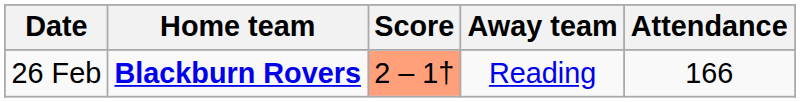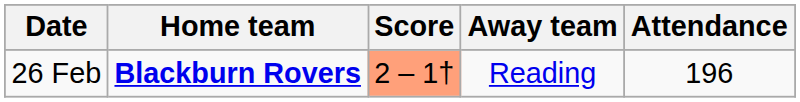(709, 73) 166 -> (709, 73) 196
